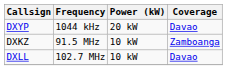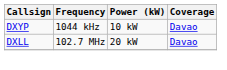(124, 27) 20 kW -> (124, 27) 10 kW
- row: (18, 42)
(124, 57) 10 kW -> (124, 42) 20 kW
